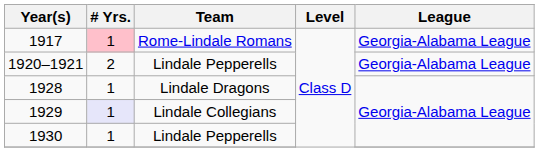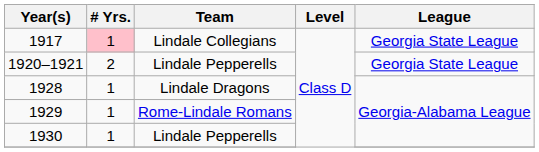(215, 40) Rome-Lindale Romans -> (215, 40) Lindale Collegians
(444, 40) Georgia-Alabama League -> (444, 40) Georgia State League
(444, 64) Georgia-Alabama League -> (444, 64) Georgia State League
(111, 112) lavender background -> (111, 112) no background
(215, 112) Lindale Collegians -> (215, 112) Rome-Lindale Romans
